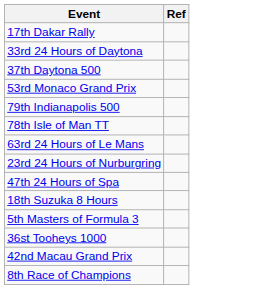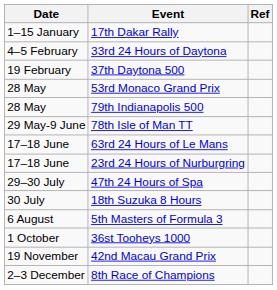+ column: (46, 13)
